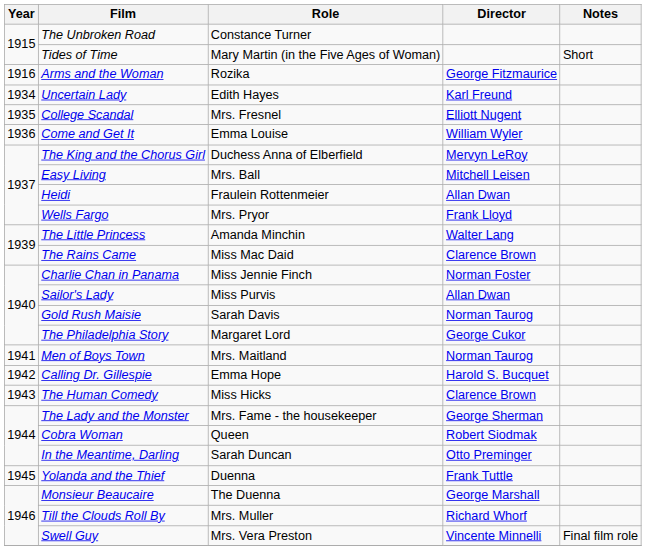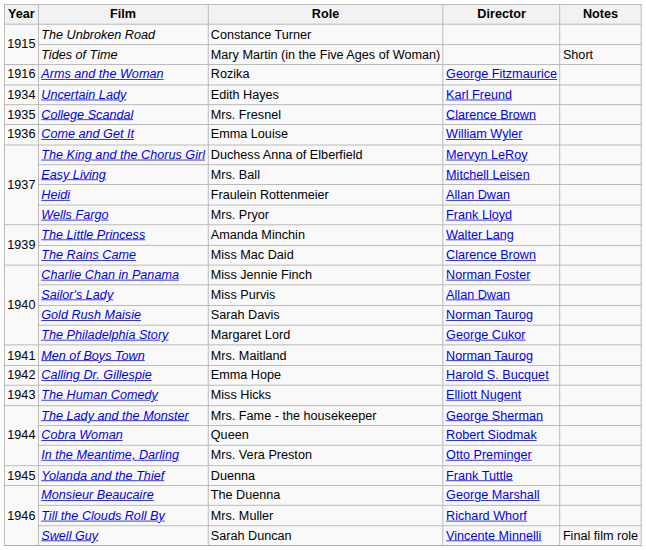(484, 114) Elliott Nugent -> (491, 114) Clarence Brown
(491, 395) Clarence Brown -> (484, 395) Elliott Nugent
(251, 455) Sarah Duncan -> (261, 455) Mrs. Vera Preston
(261, 535) Mrs. Vera Preston -> (251, 535) Sarah Duncan
